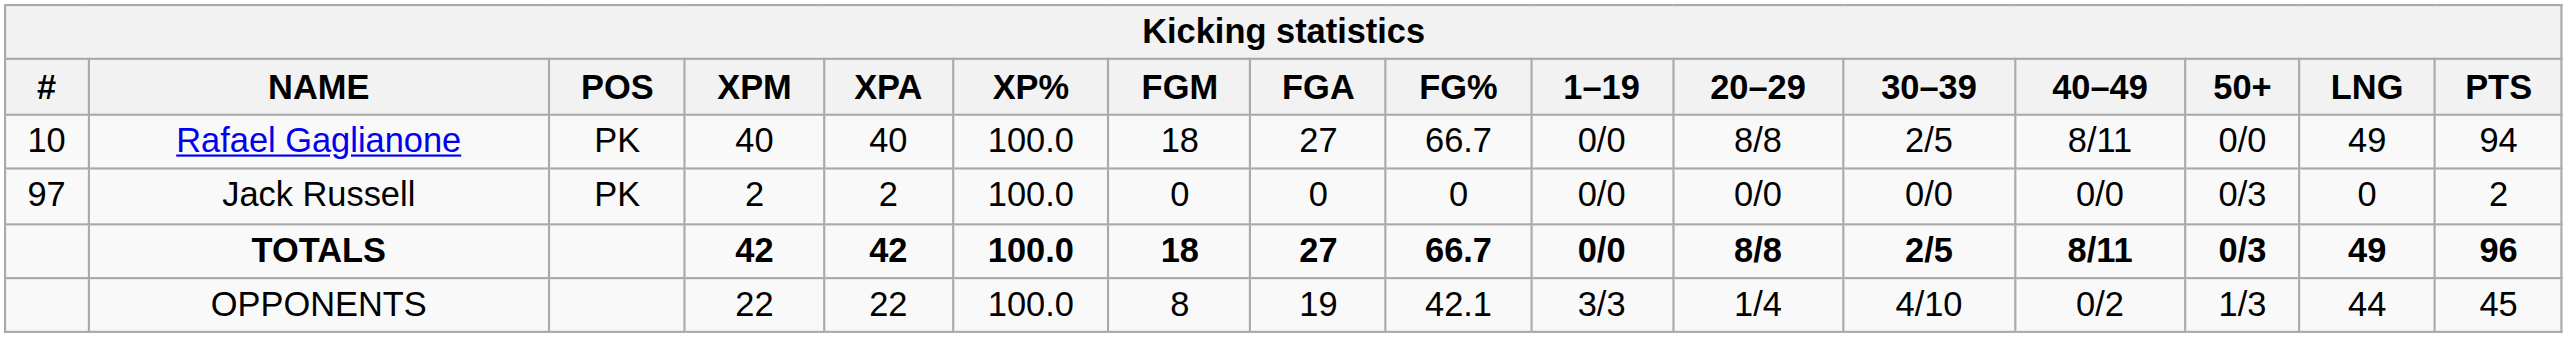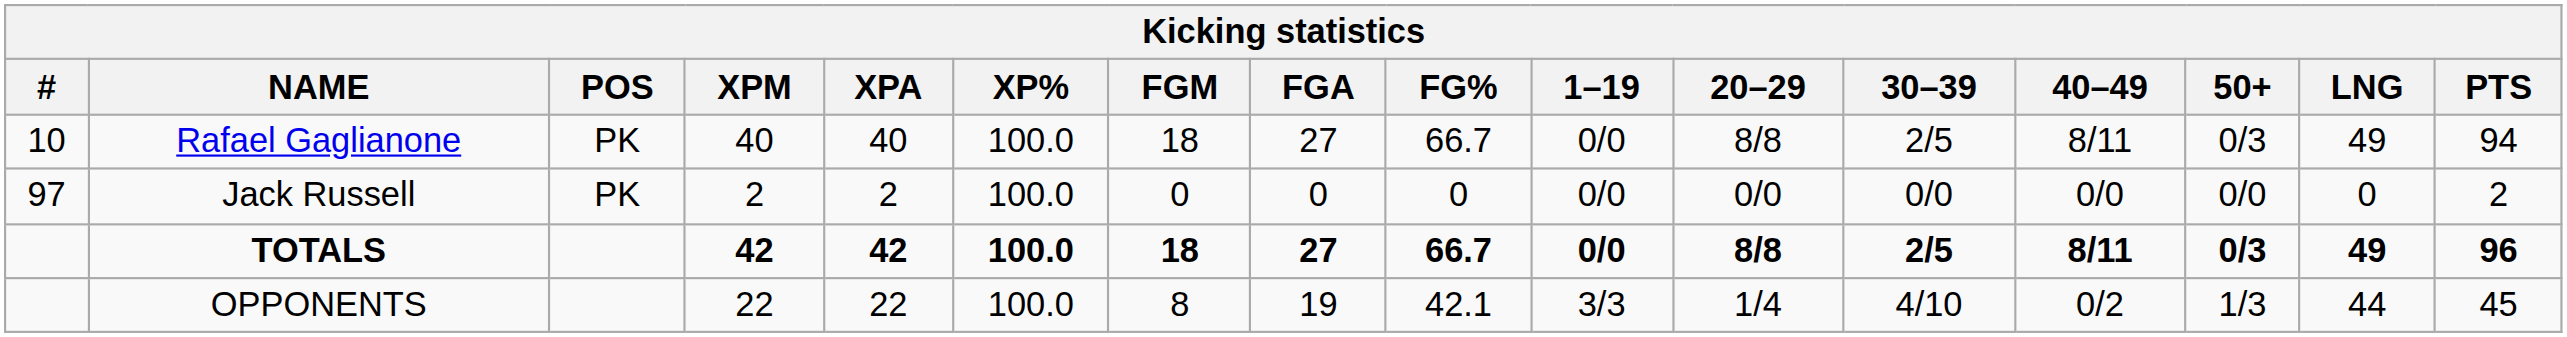(2242, 140) 0/0 -> (2242, 140) 0/3
(2242, 195) 0/3 -> (2242, 195) 0/0
